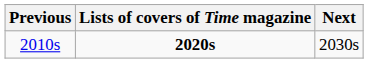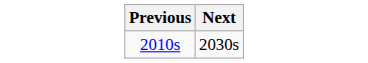- column: (195, 17)
